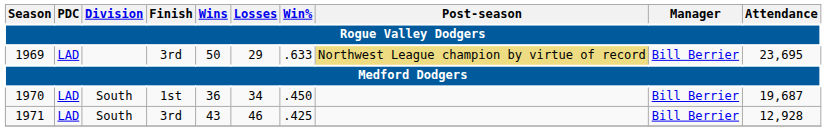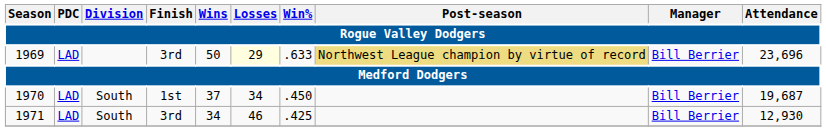(255, 56) no background -> (255, 56) lightyellow background
(781, 56) 23,695 -> (781, 56) 23,696
(213, 97) 36 -> (213, 97) 37
(213, 116) 43 -> (213, 116) 34
(781, 116) 12,928 -> (781, 116) 12,930
